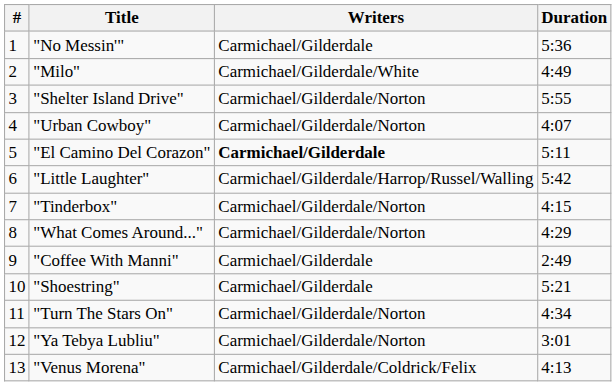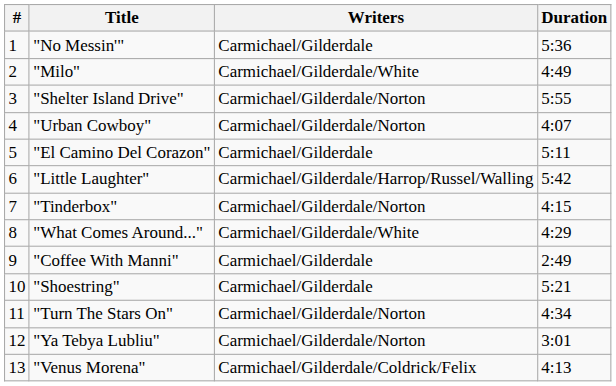(302, 152) bold -> (296, 152) normal
(322, 233) Carmichael/Gilderdale/Norton -> (319, 233) Carmichael/Gilderdale/White
